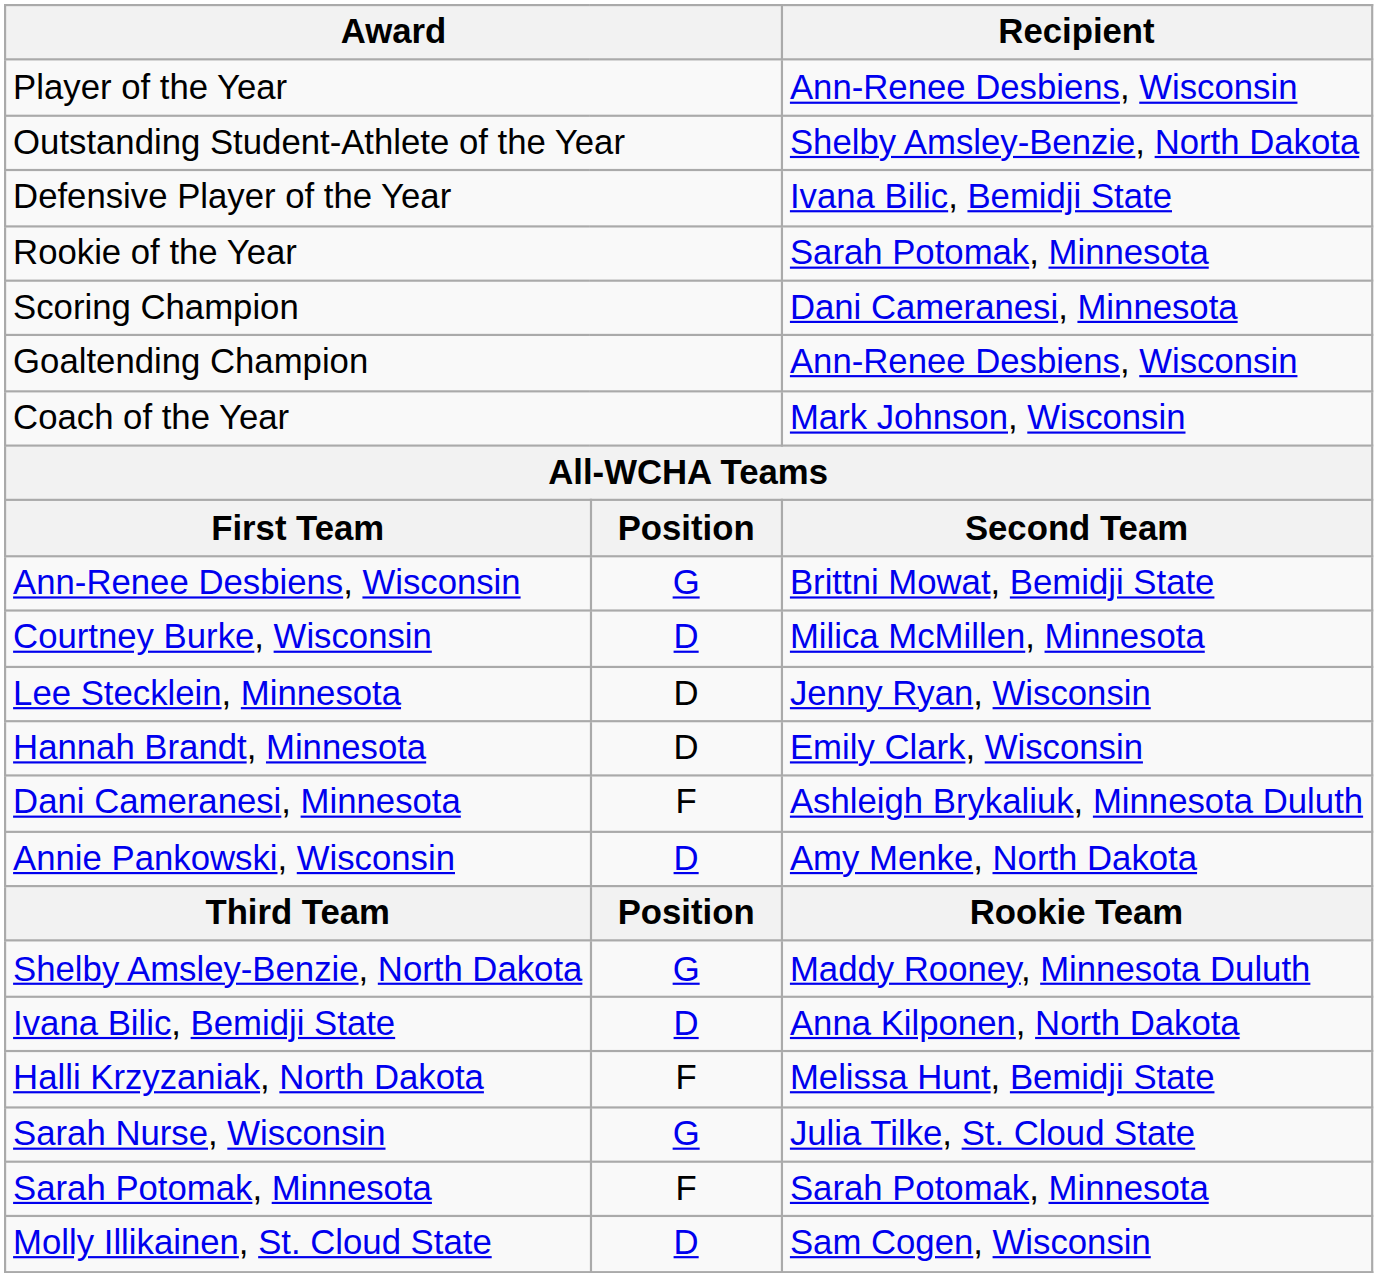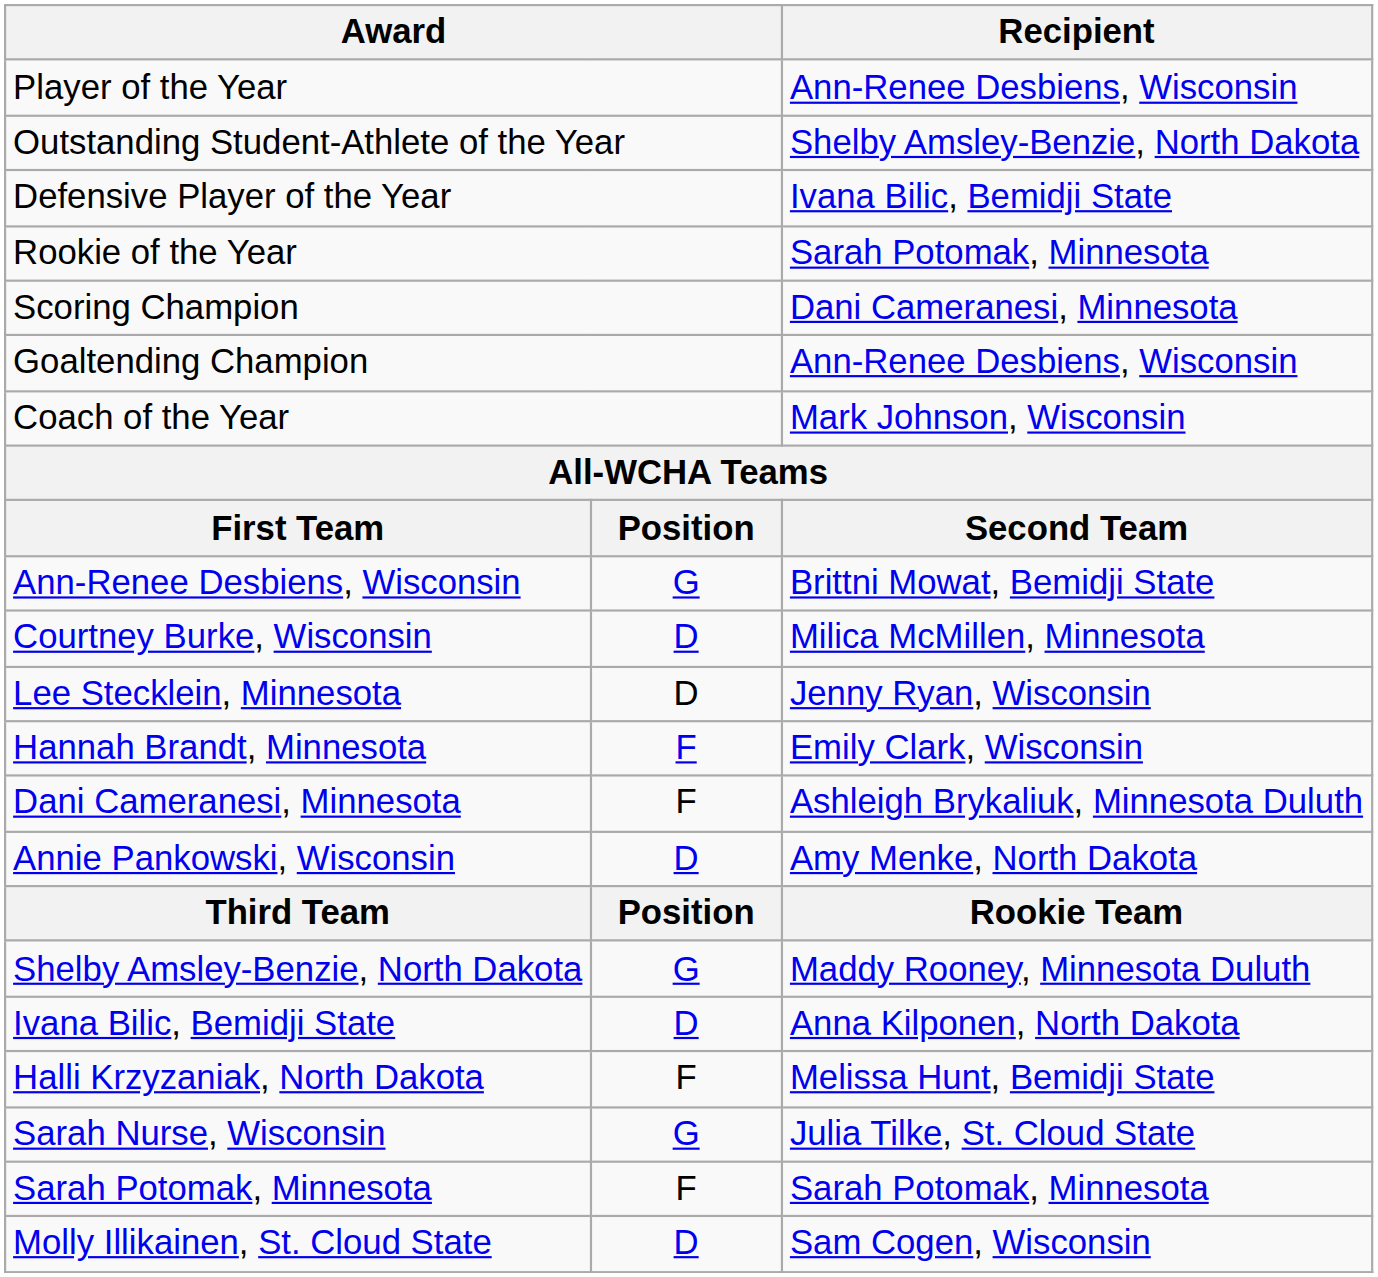(686, 747) D -> (686, 747) F
